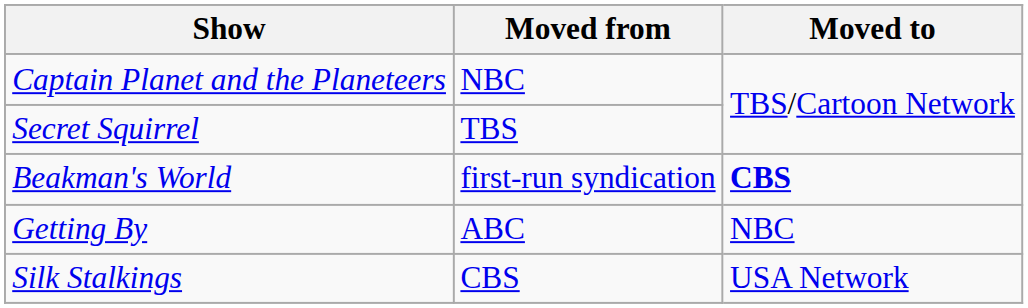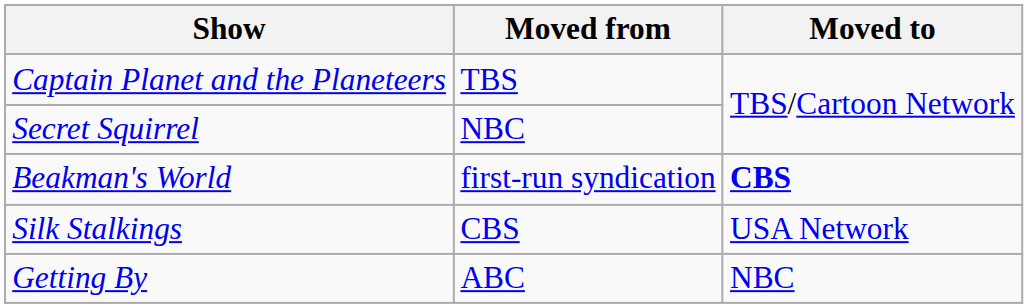(493, 79) NBC -> (489, 79) TBS
(489, 128) TBS -> (493, 128) NBC
rows swapped: (80, 228) <-> (97, 278)
